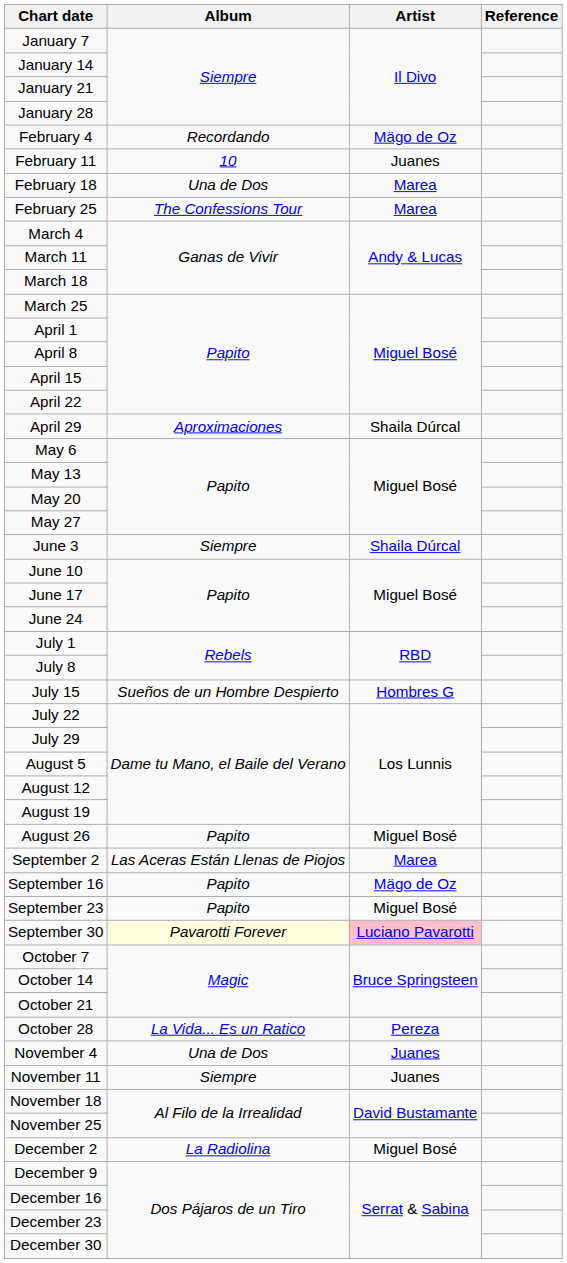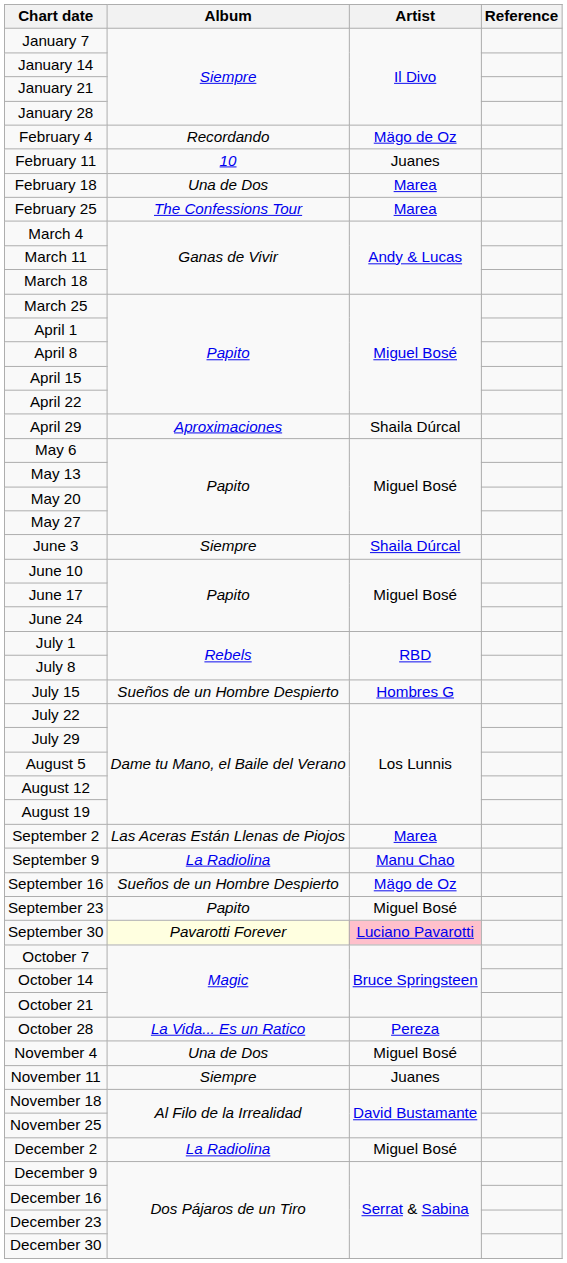- row: (56, 836)
+ row: (56, 860)
(228, 884) Papito -> (228, 884) Sueños de un Hombre Despierto
(415, 1053) Juanes -> (415, 1053) Miguel Bosé
